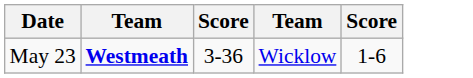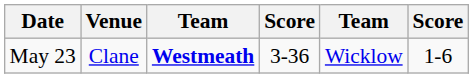+ column: (114, 21)
